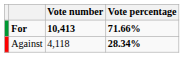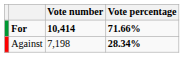(61, 28) 10,413 -> (61, 28) 10,414
(58, 44) 4,118 -> (59, 44) 7,198
